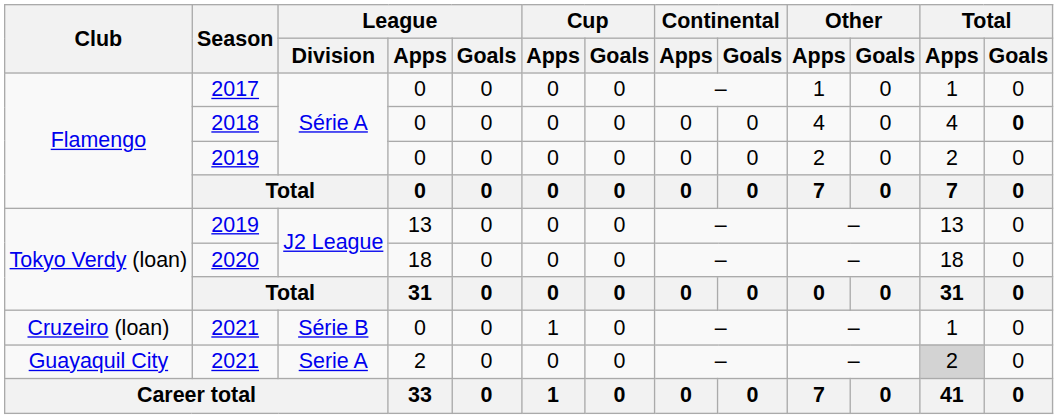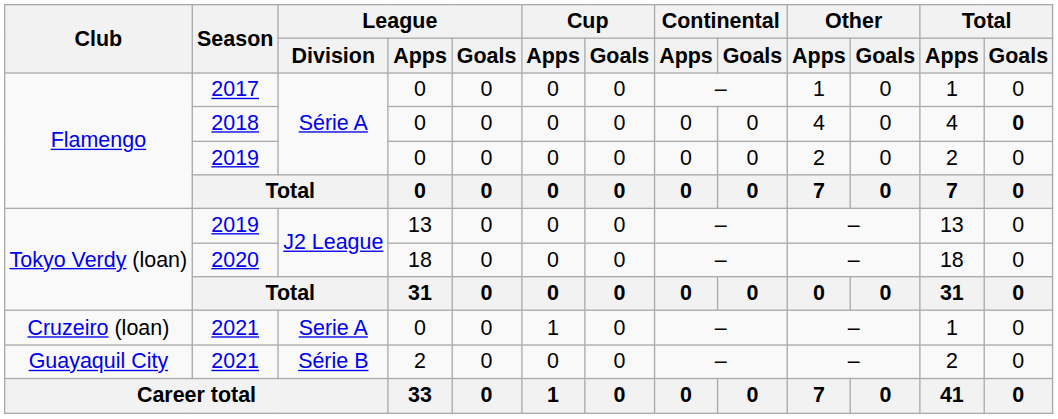(333, 327) Série B -> (333, 327) Serie A
(333, 361) Serie A -> (333, 361) Série B
(952, 361) lightgrey background -> (952, 361) no background
